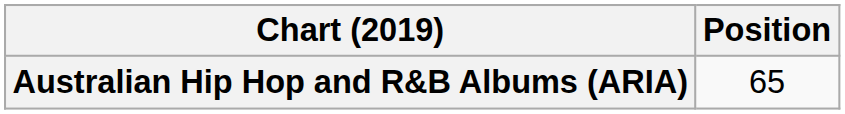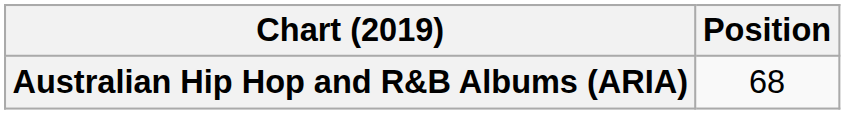(767, 81) 65 -> (767, 81) 68
